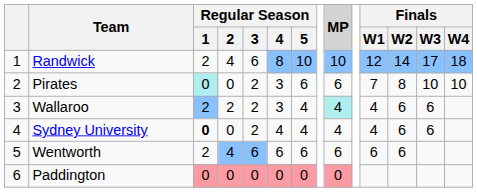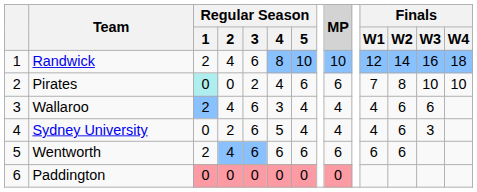(430, 61) 17 -> (430, 61) 16
(279, 84) 3 -> (279, 84) 4
(230, 107) 2 -> (230, 107) 4
(255, 107) 2 -> (255, 107) 6
(338, 107) paleturquoise background -> (338, 107) no background
(206, 130) bold -> (206, 130) normal
(230, 130) 0 -> (230, 130) 2
(255, 130) 2 -> (255, 130) 6
(279, 130) 4 -> (279, 130) 5
(430, 130) 6 -> (430, 130) 3
